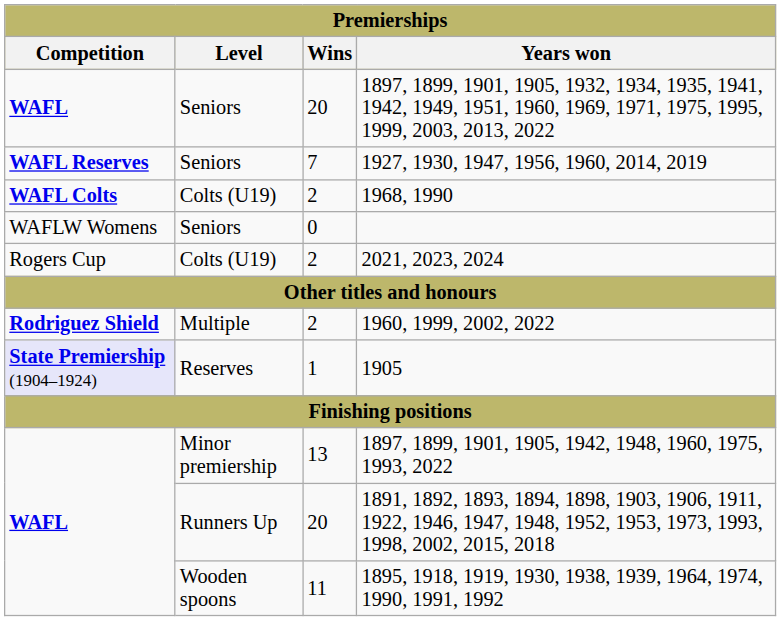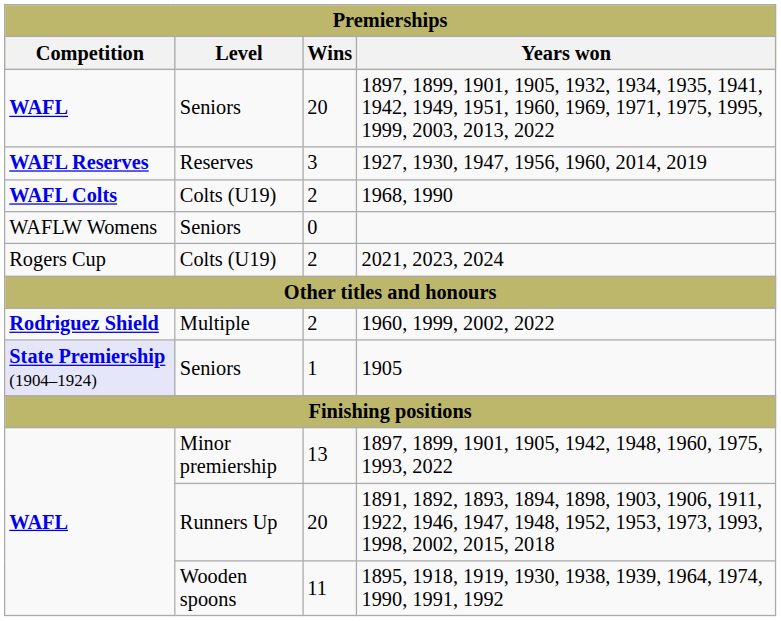(210, 163) Seniors -> (217, 163) Reserves
(312, 163) 7 -> (312, 163) 3
(217, 367) Reserves -> (210, 367) Seniors
